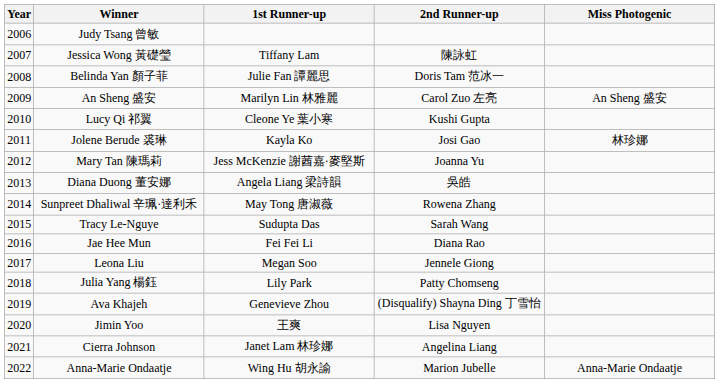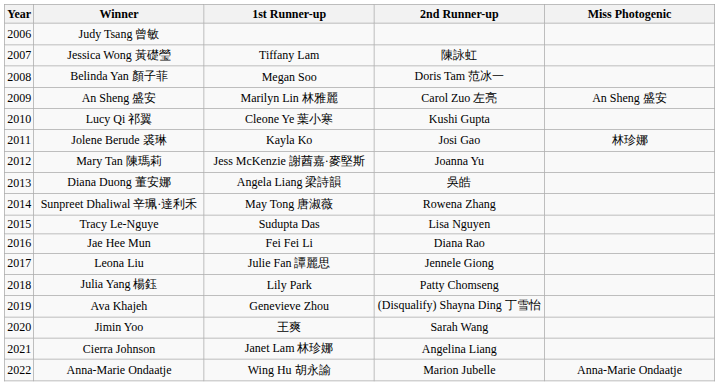(289, 76) Julie Fan 譚麗思 -> (289, 76) Megan Soo
(459, 224) Sarah Wang -> (459, 224) Lisa Nguyen
(289, 262) Megan Soo -> (289, 263) Julie Fan 譚麗思
(459, 325) Lisa Nguyen -> (459, 327) Sarah Wang
